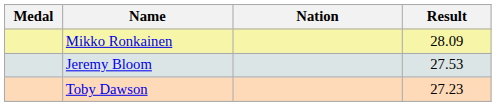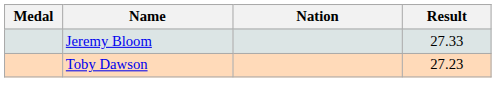- row: (119, 41)
(447, 65) 27.53 -> (447, 41) 27.33
